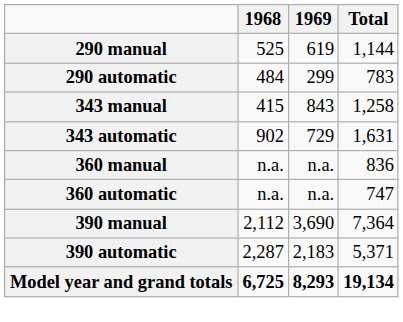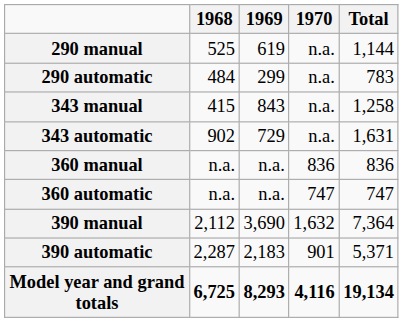+ column: (314, 19)
